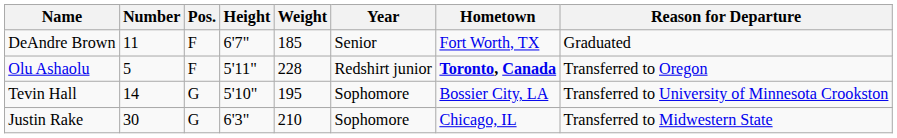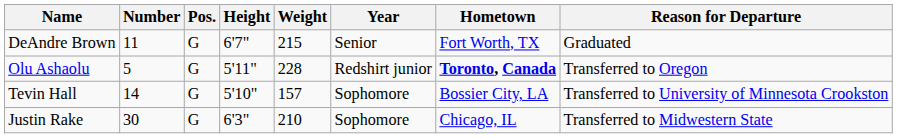(192, 42) F -> (194, 42) G
(290, 42) 185 -> (290, 42) 215
(192, 68) F -> (194, 68) G
(290, 94) 195 -> (290, 94) 157
